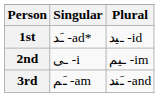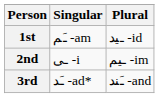(72, 37) ـَد -ad* -> (72, 37) ـَم -am
(72, 81) ـَم -am -> (72, 81) ـَد -ad*
